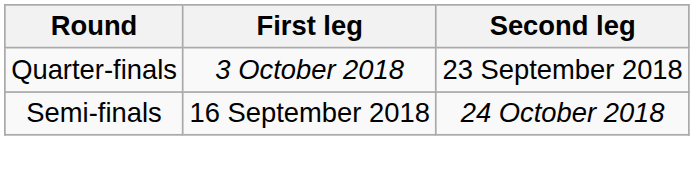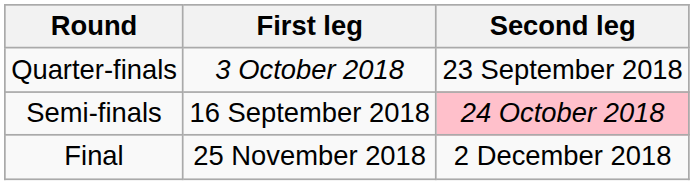(563, 112) no background -> (563, 112) pink background
+ row: (94, 156)
